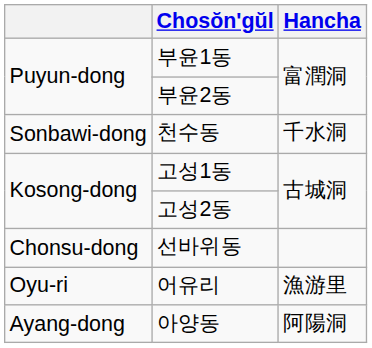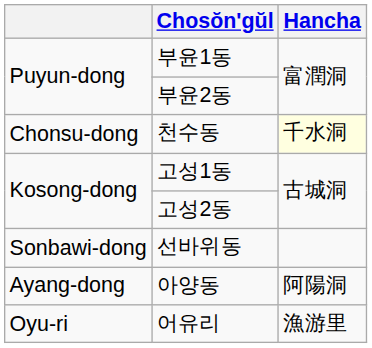(78, 133) Sonbawi-dong -> (74, 133) Chonsu-dong
(316, 132) no background -> (316, 132) lightyellow background
(74, 247) Chonsu-dong -> (78, 247) Sonbawi-dong
rows swapped: (189, 323) <-> (189, 284)
